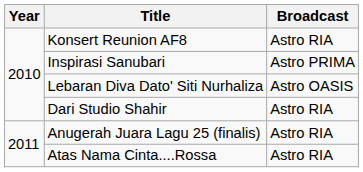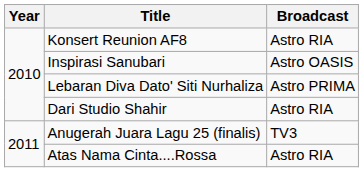(313, 63) Astro PRIMA -> (312, 63) Astro OASIS
(312, 86) Astro OASIS -> (313, 86) Astro PRIMA
(302, 133) Astro RIA -> (284, 133) TV3
